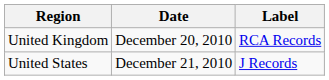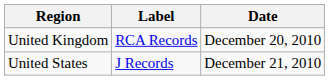columns swapped: (174, 16) <-> (280, 16)
